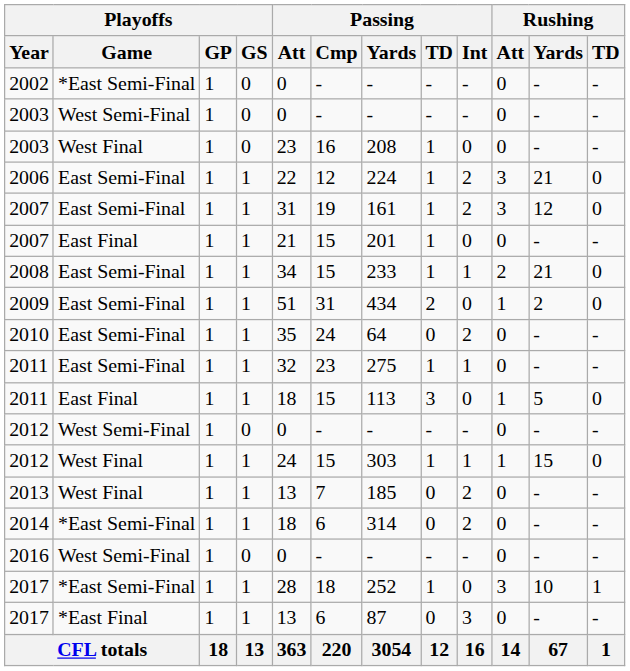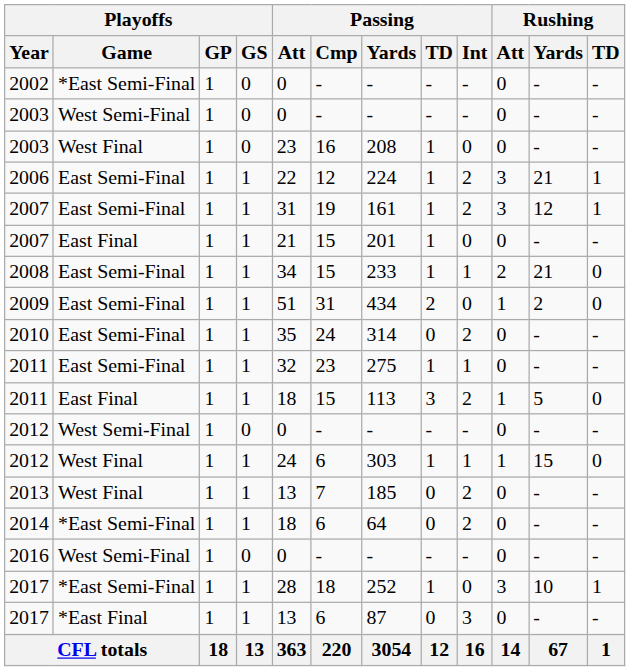(597, 177) 0 -> (597, 177) 1
(597, 209) 0 -> (597, 209) 1
(377, 334) 64 -> (382, 334) 314
(467, 397) 0 -> (467, 397) 2
(326, 460) 15 -> (321, 460) 6
(382, 523) 314 -> (377, 523) 64
